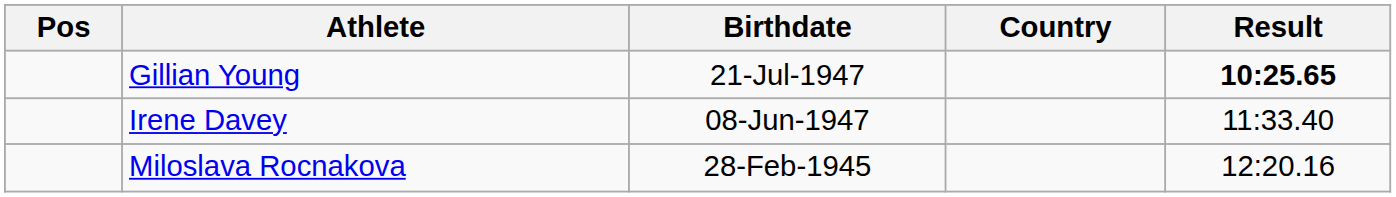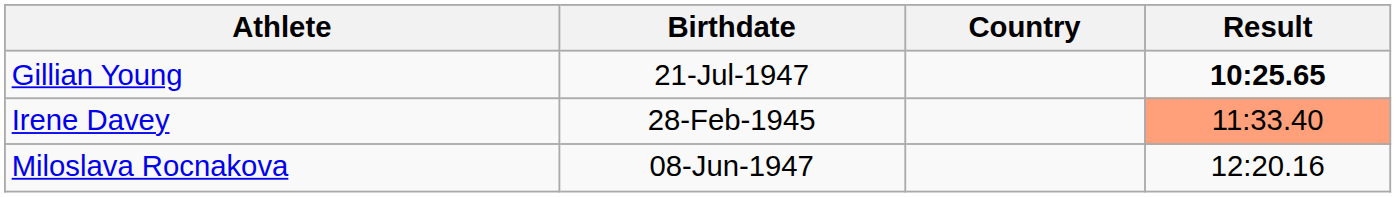- column: (64, 27)
(787, 120) 08-Jun-1947 -> (732, 120) 28-Feb-1945
(1278, 120) no background -> (1268, 120) lightsalmon background
(787, 167) 28-Feb-1945 -> (732, 167) 08-Jun-1947
